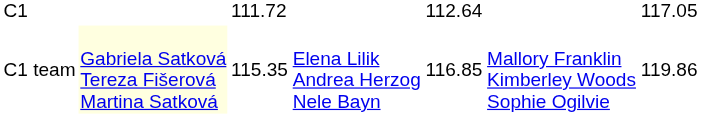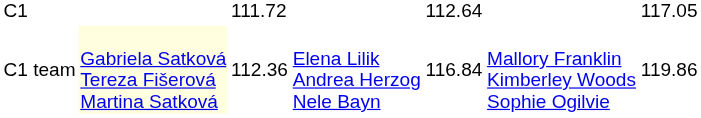(260, 69) 115.35 -> (260, 69) 112.36
(454, 69) 116.85 -> (454, 69) 116.84
